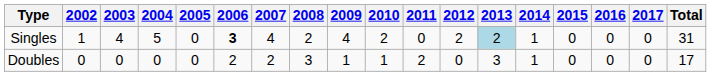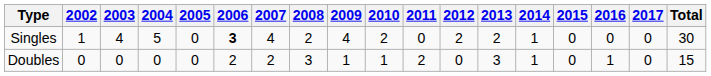(497, 37) lightblue background -> (497, 37) no background
(686, 37) 31 -> (686, 37) 30
(610, 60) 0 -> (610, 60) 1
(686, 60) 17 -> (686, 60) 15
